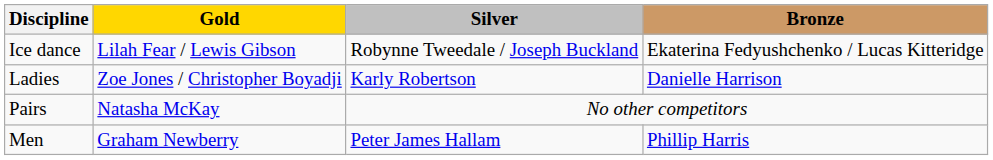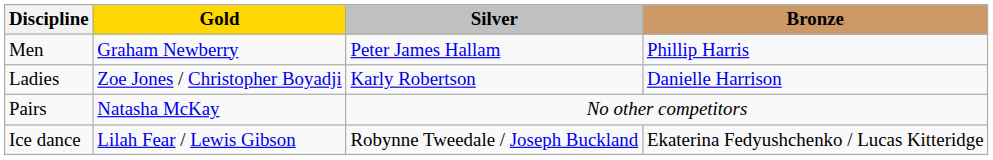rows swapped: (26, 139) <-> (45, 49)
